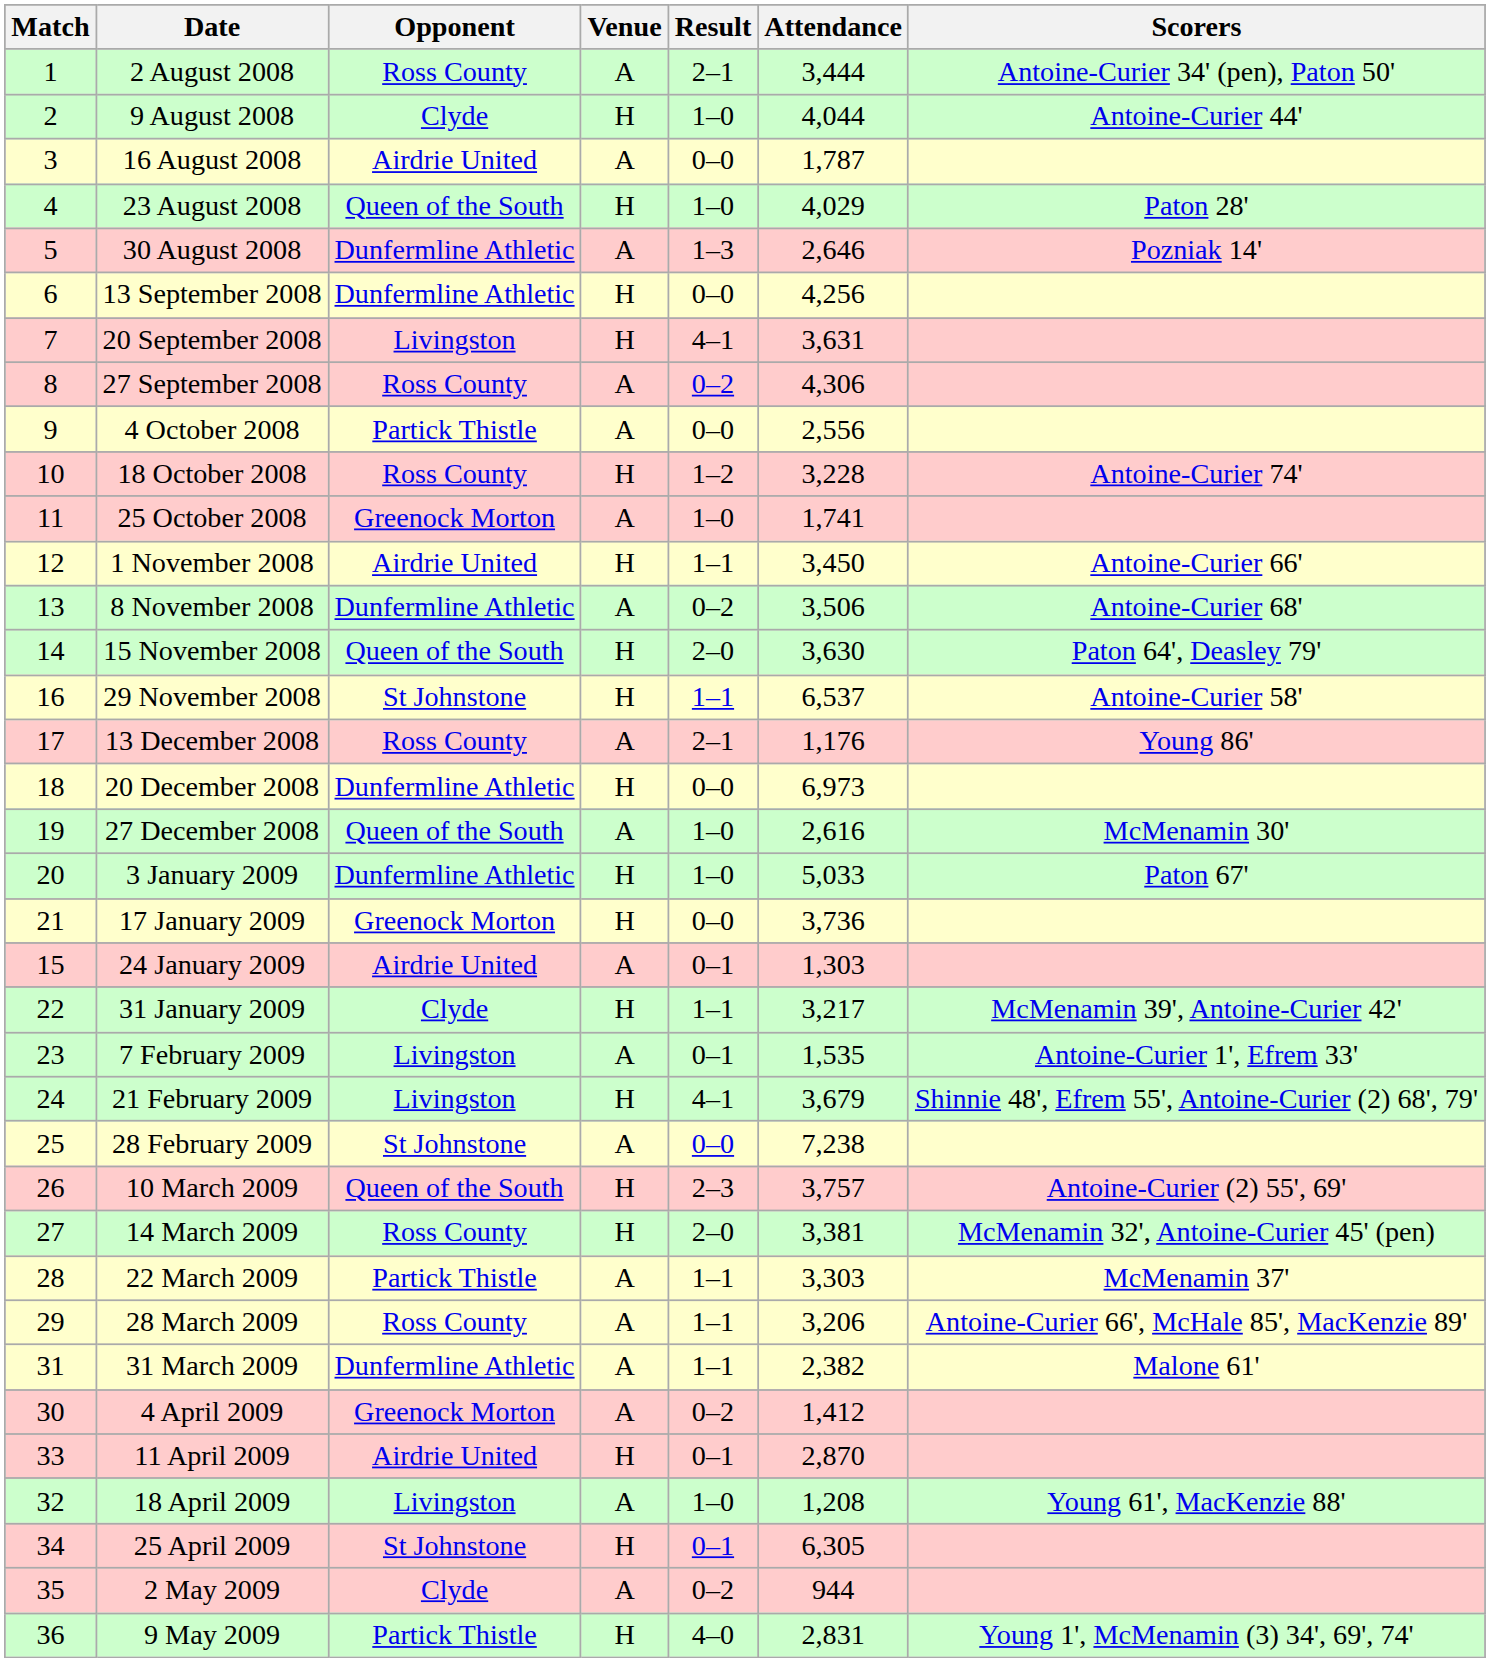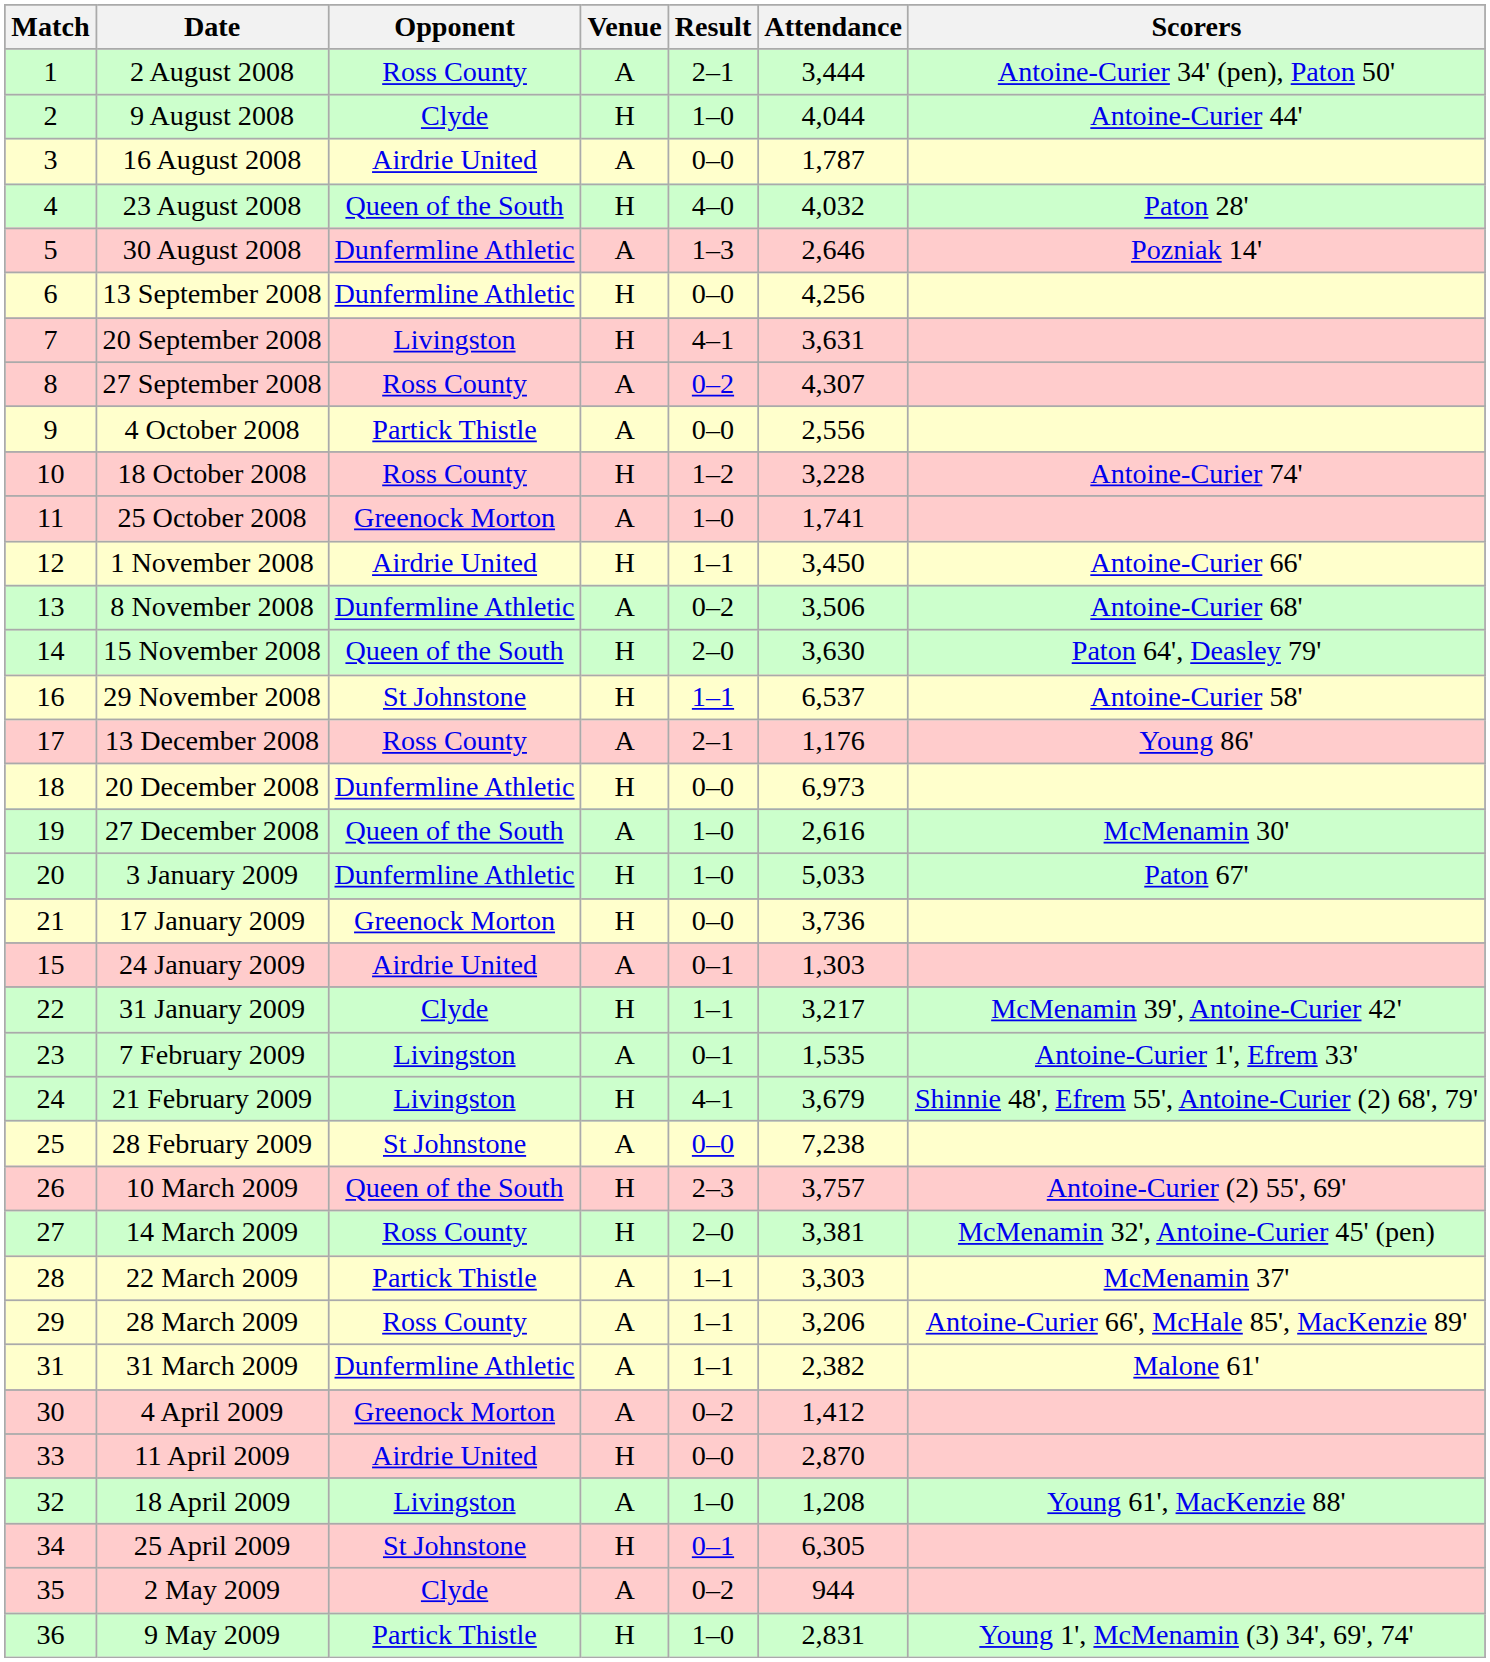(713, 205) 1–0 -> (713, 205) 4–0
(833, 205) 4,029 -> (833, 205) 4,032
(833, 384) 4,306 -> (833, 384) 4,307
(713, 1455) 0–1 -> (713, 1455) 0–0
(713, 1634) 4–0 -> (713, 1634) 1–0
